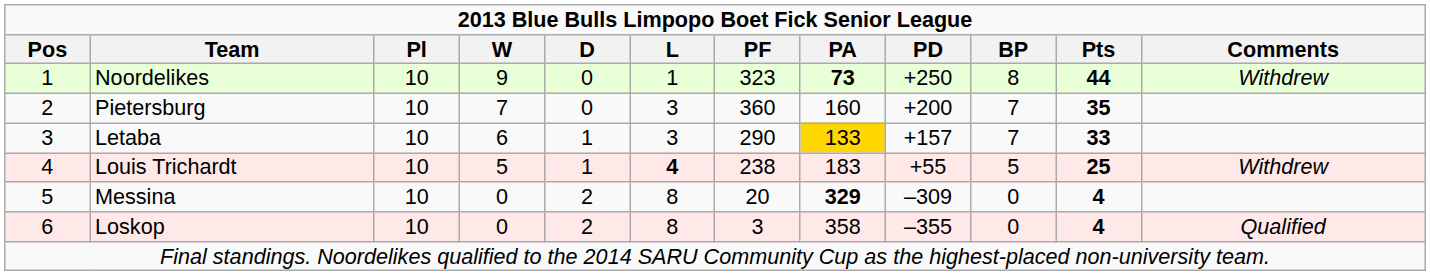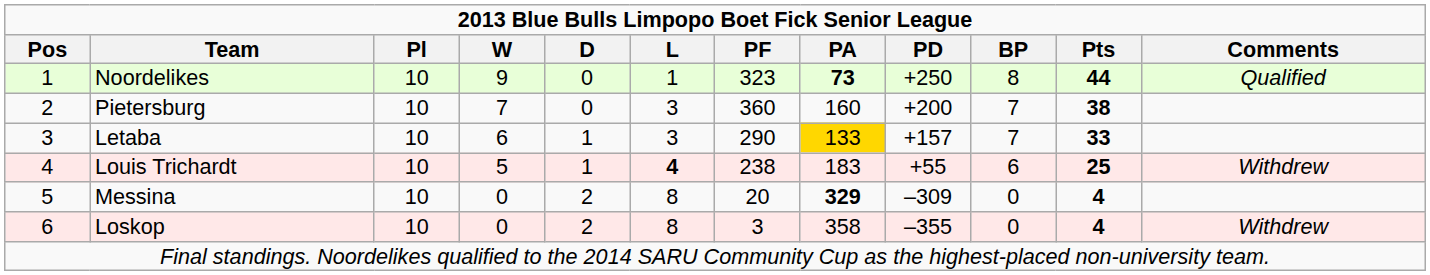(1283, 78) Withdrew -> (1283, 78) Qualified
(1098, 108) 35 -> (1098, 108) 38
(1013, 167) 5 -> (1013, 167) 6
(1283, 226) Qualified -> (1283, 226) Withdrew
